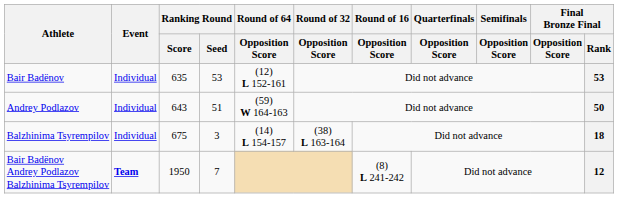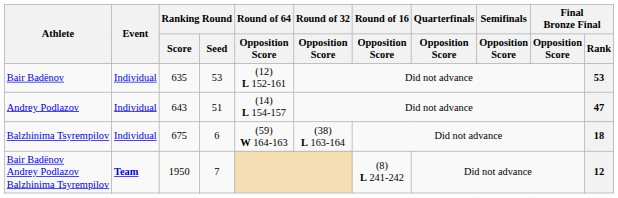(264, 107) (59) W 164-163 -> (264, 107) (14) L 154-157
(599, 107) 50 -> (599, 107) 47
(217, 136) 3 -> (217, 136) 6
(264, 136) (14) L 154-157 -> (264, 136) (59) W 164-163
